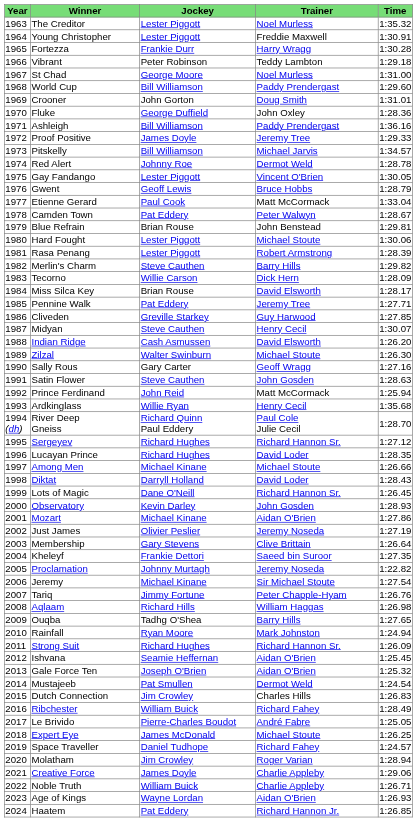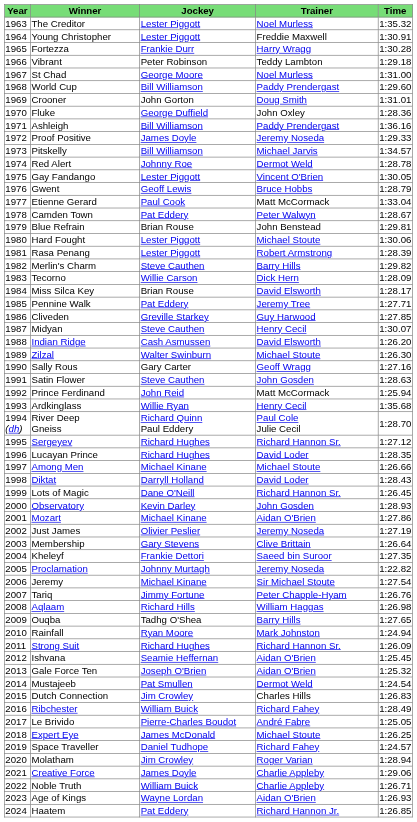(283, 138) Jeremy Tree -> (290, 138) Jeremy Noseda
